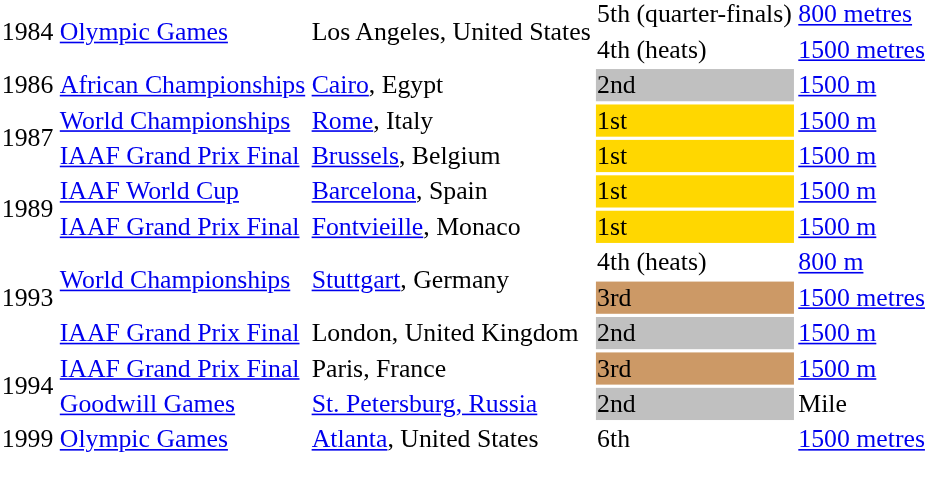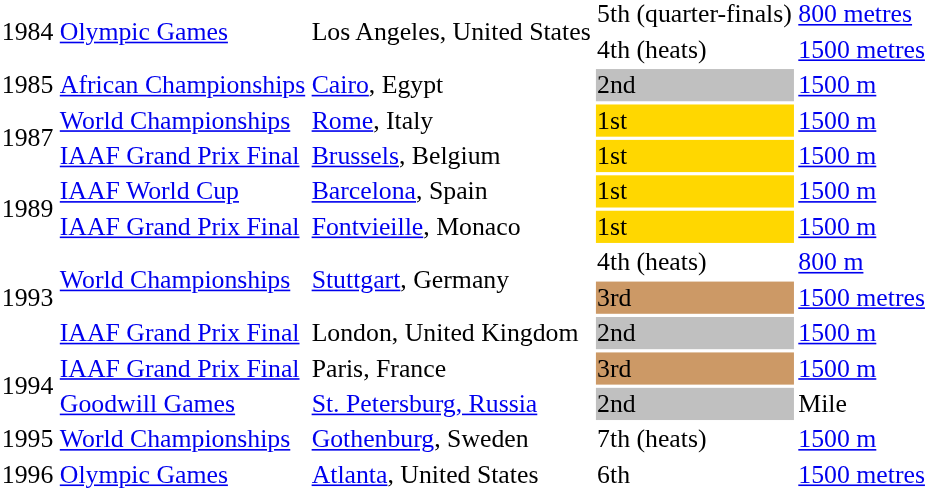(28, 84) 1986 -> (28, 84) 1985
+ row: (420, 439)
(28, 439) 1999 -> (28, 474) 1996
